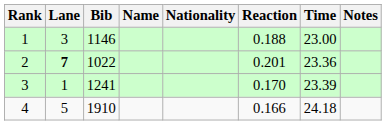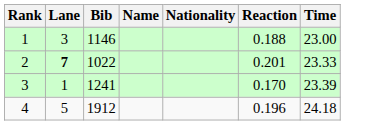- column: (361, 16)
(320, 62) 23.36 -> (320, 62) 23.33
(101, 108) 1910 -> (101, 108) 1912
(269, 108) 0.166 -> (269, 108) 0.196
